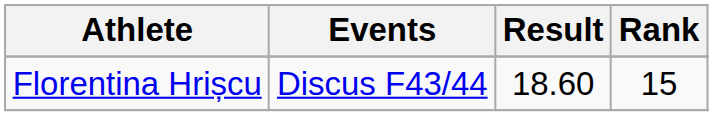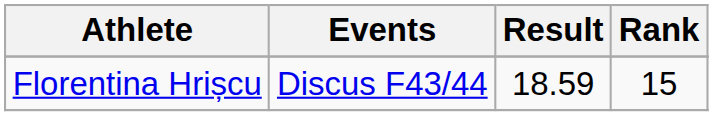(553, 82) 18.60 -> (553, 82) 18.59
